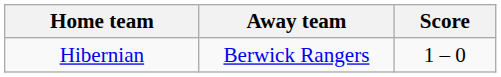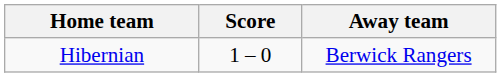columns swapped: (445, 21) <-> (296, 21)
